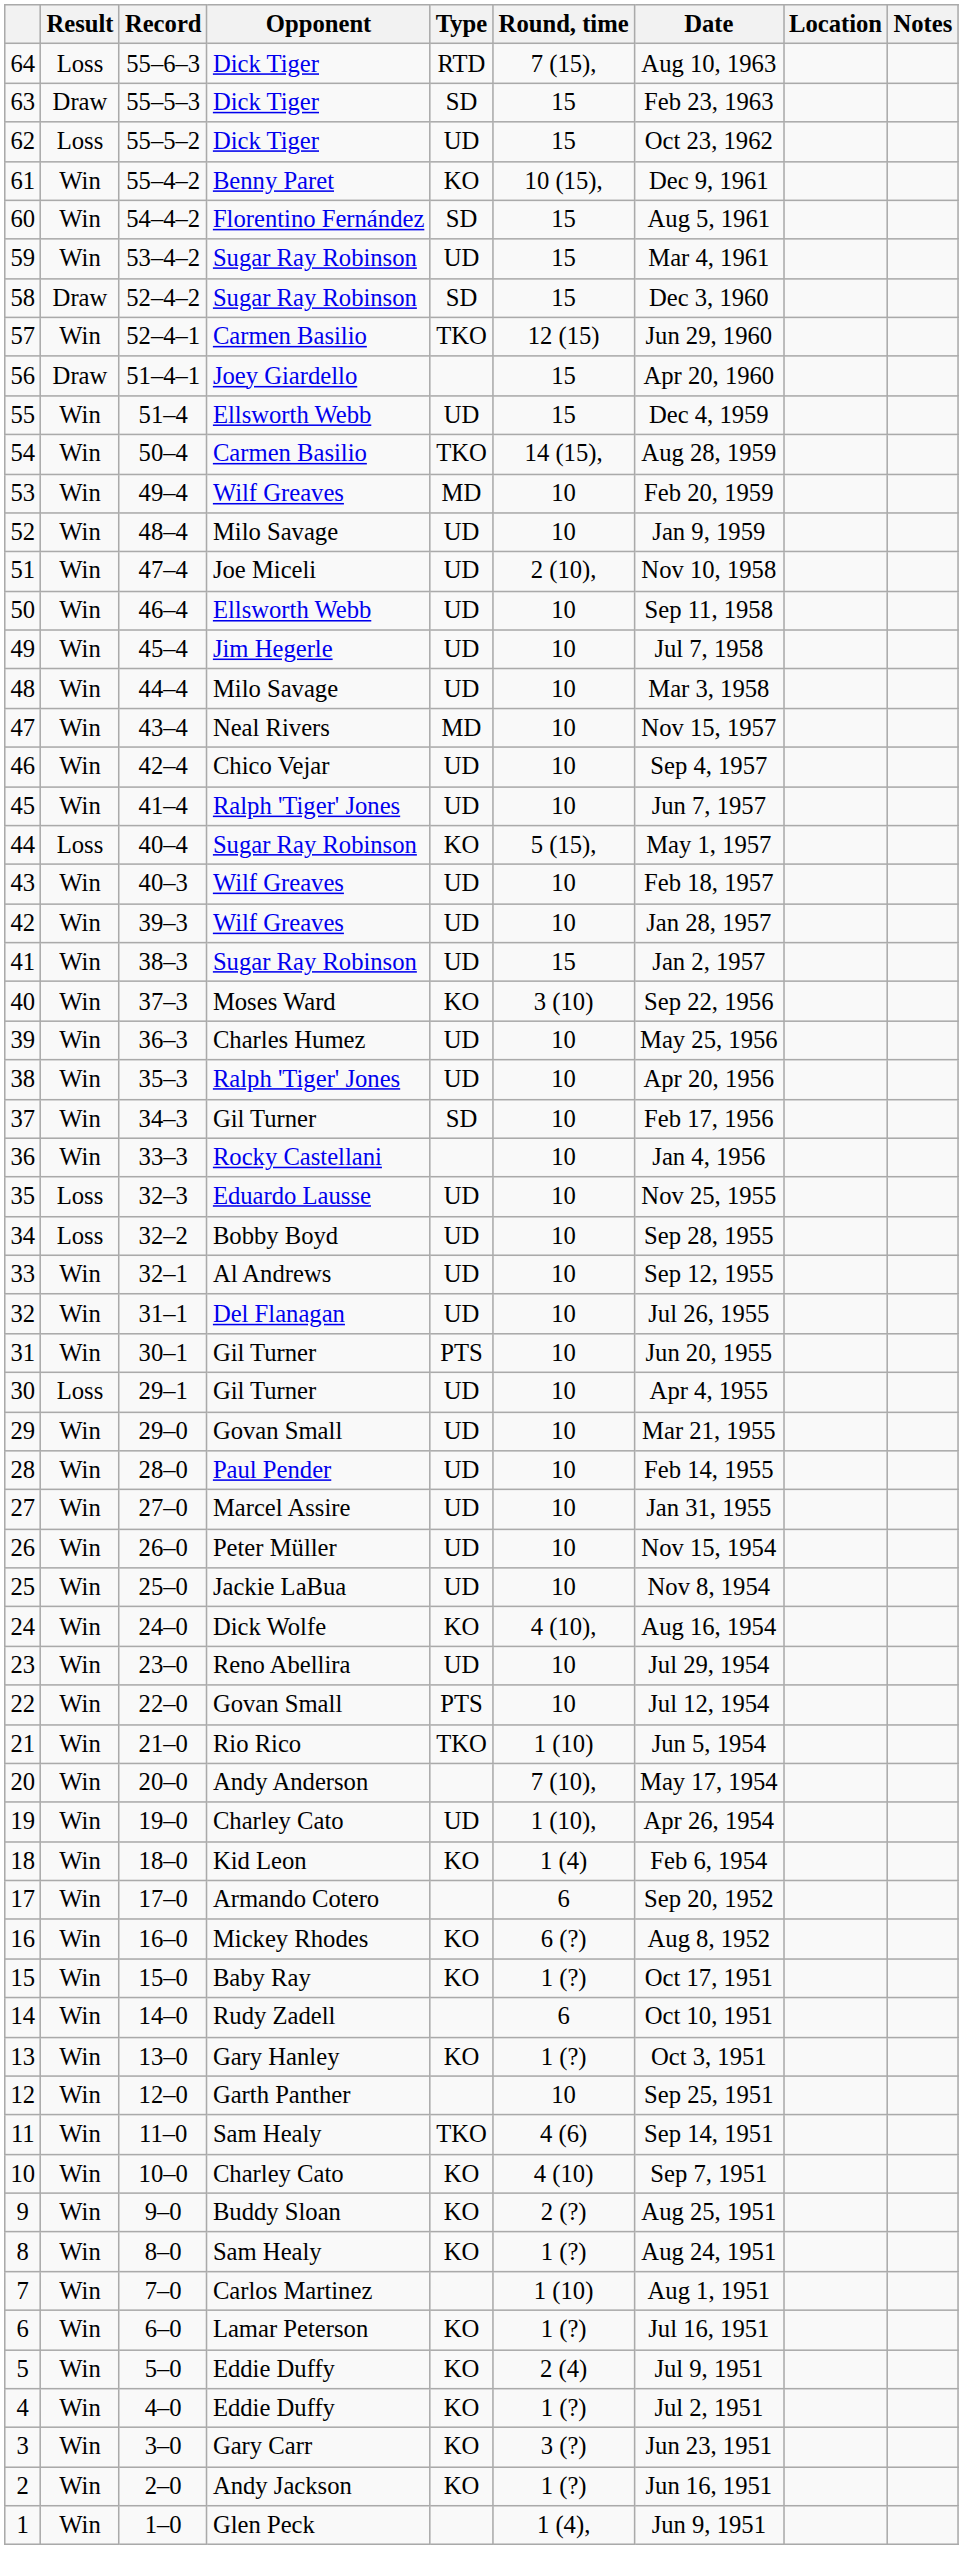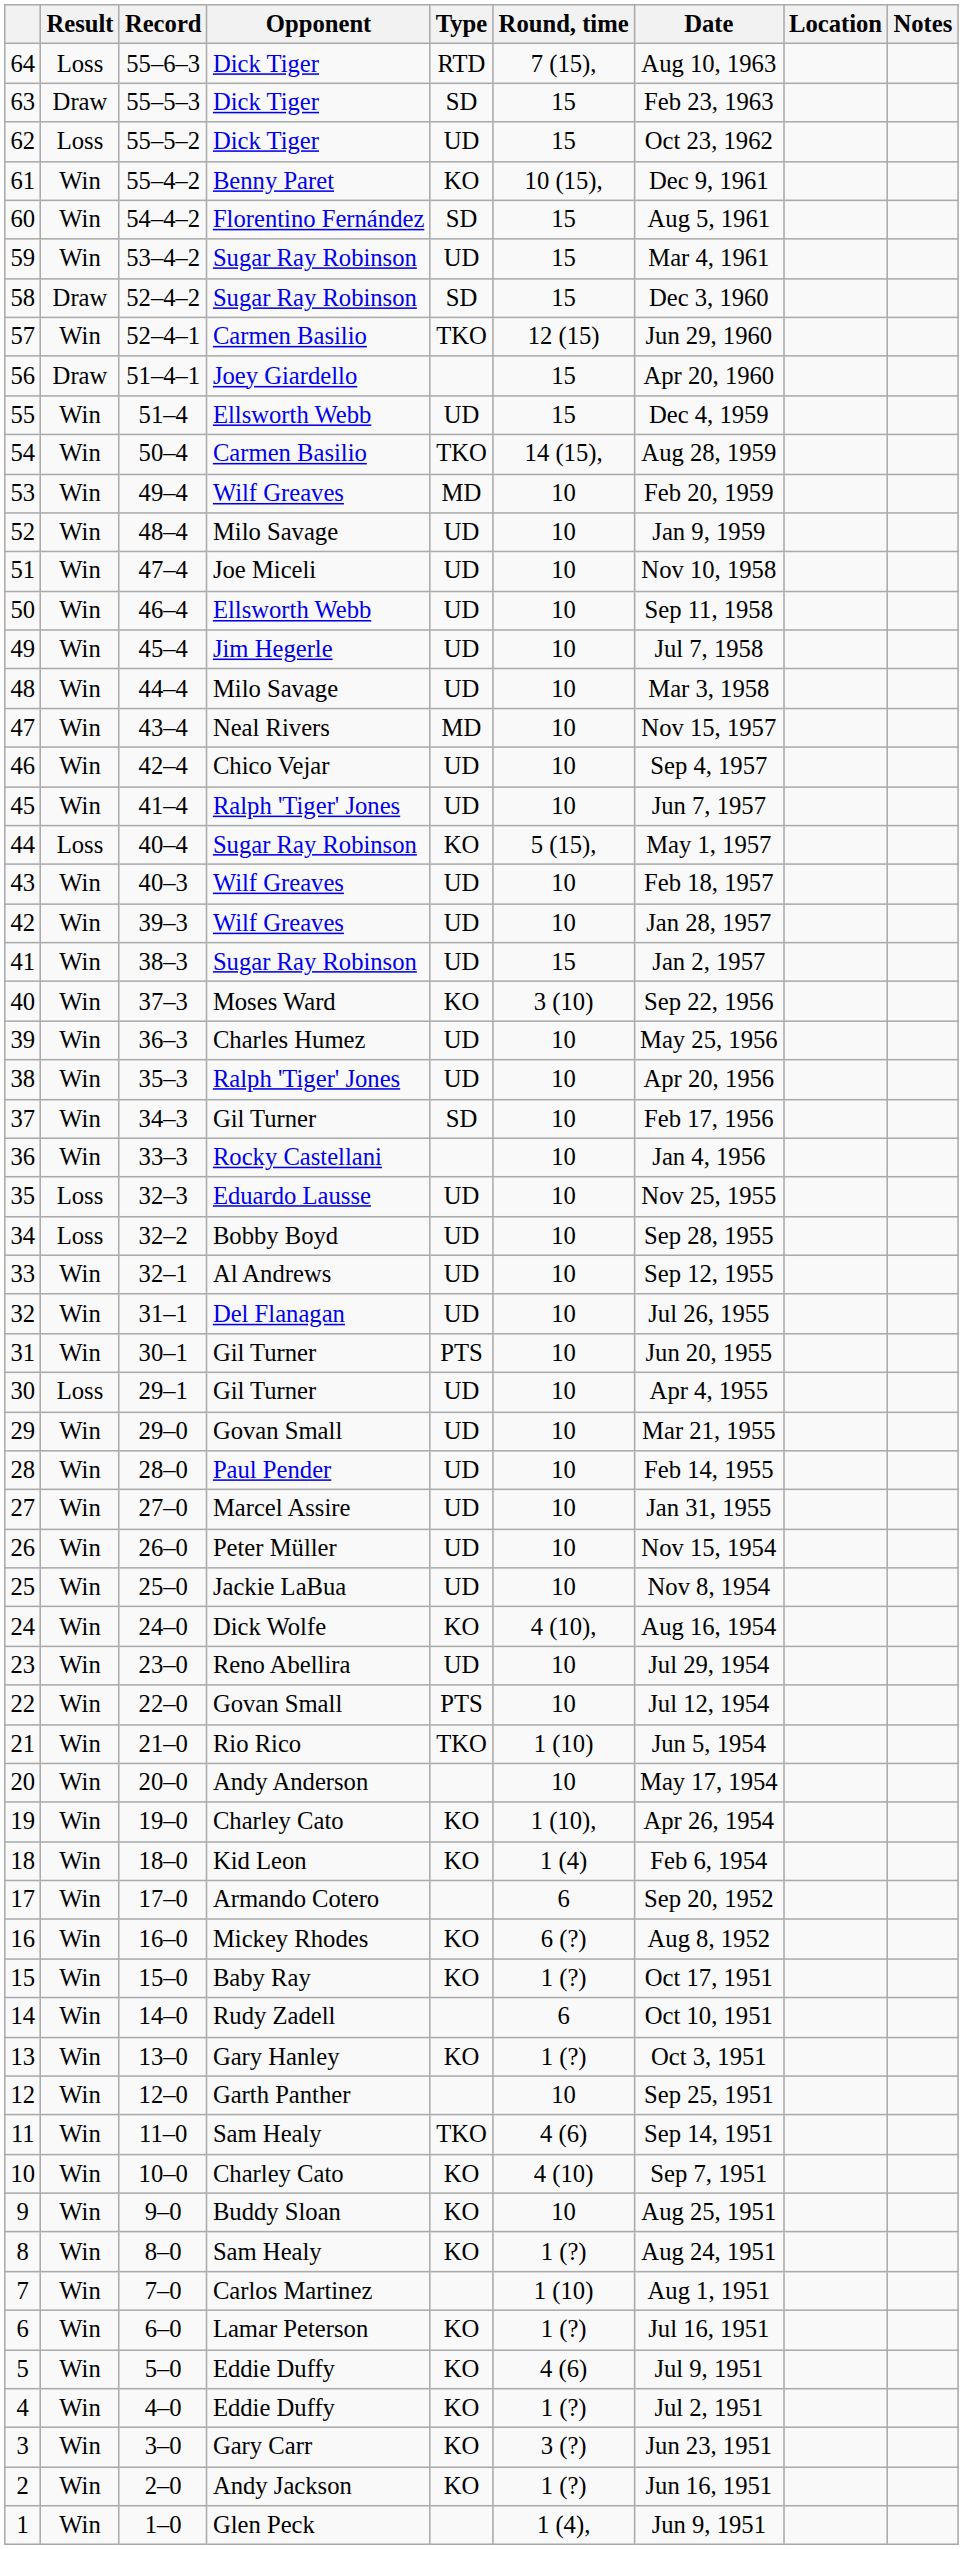(564, 571) 2 (10), -> (564, 571) 10
(564, 1782) 7 (10), -> (564, 1782) 10
(461, 1821) UD -> (461, 1821) KO
(564, 2212) 2 (?) -> (564, 2212) 10
(564, 2368) 2 (4) -> (564, 2368) 4 (6)
